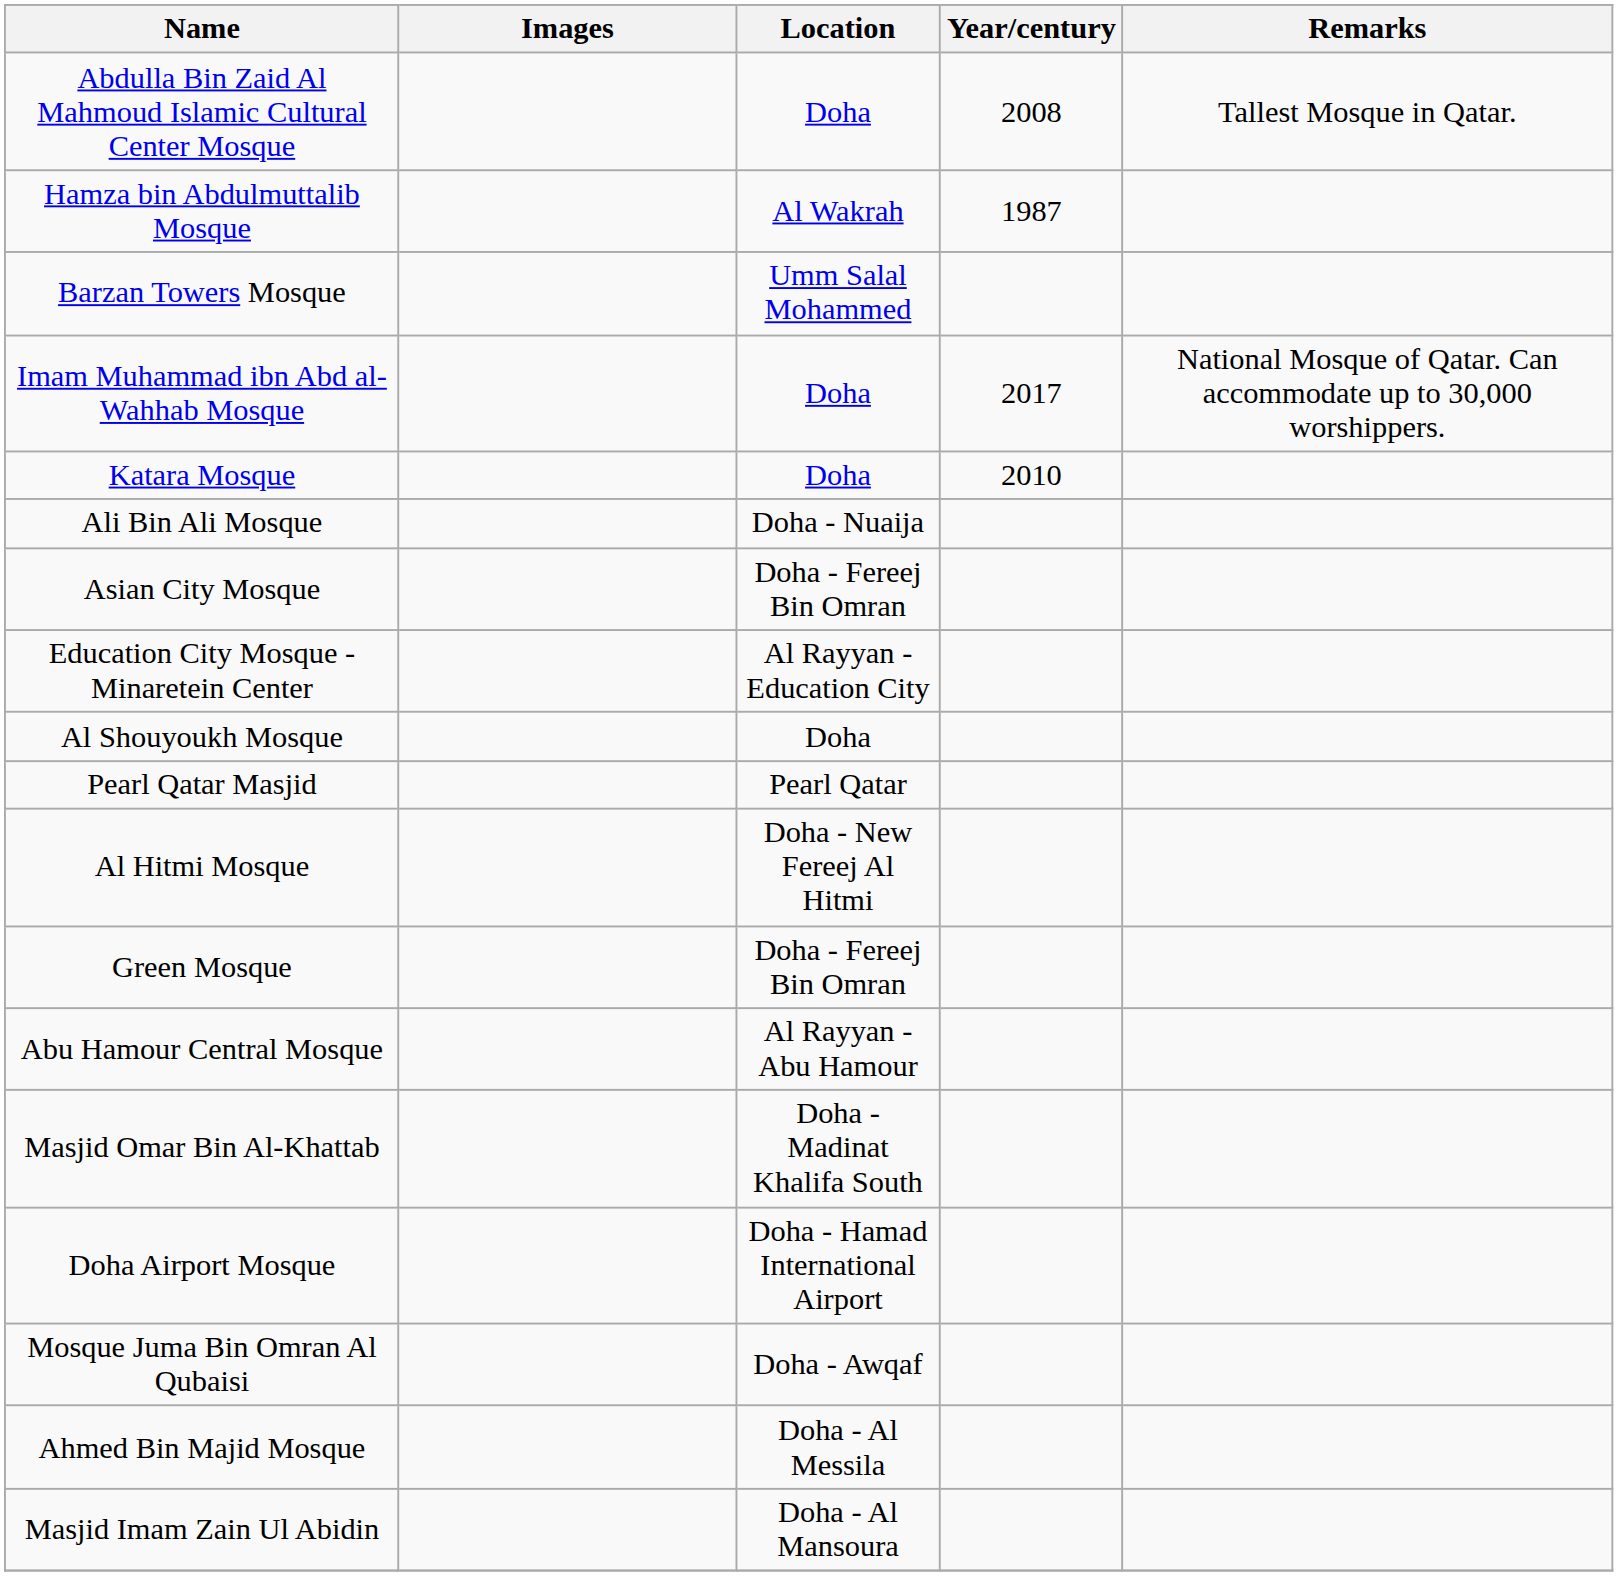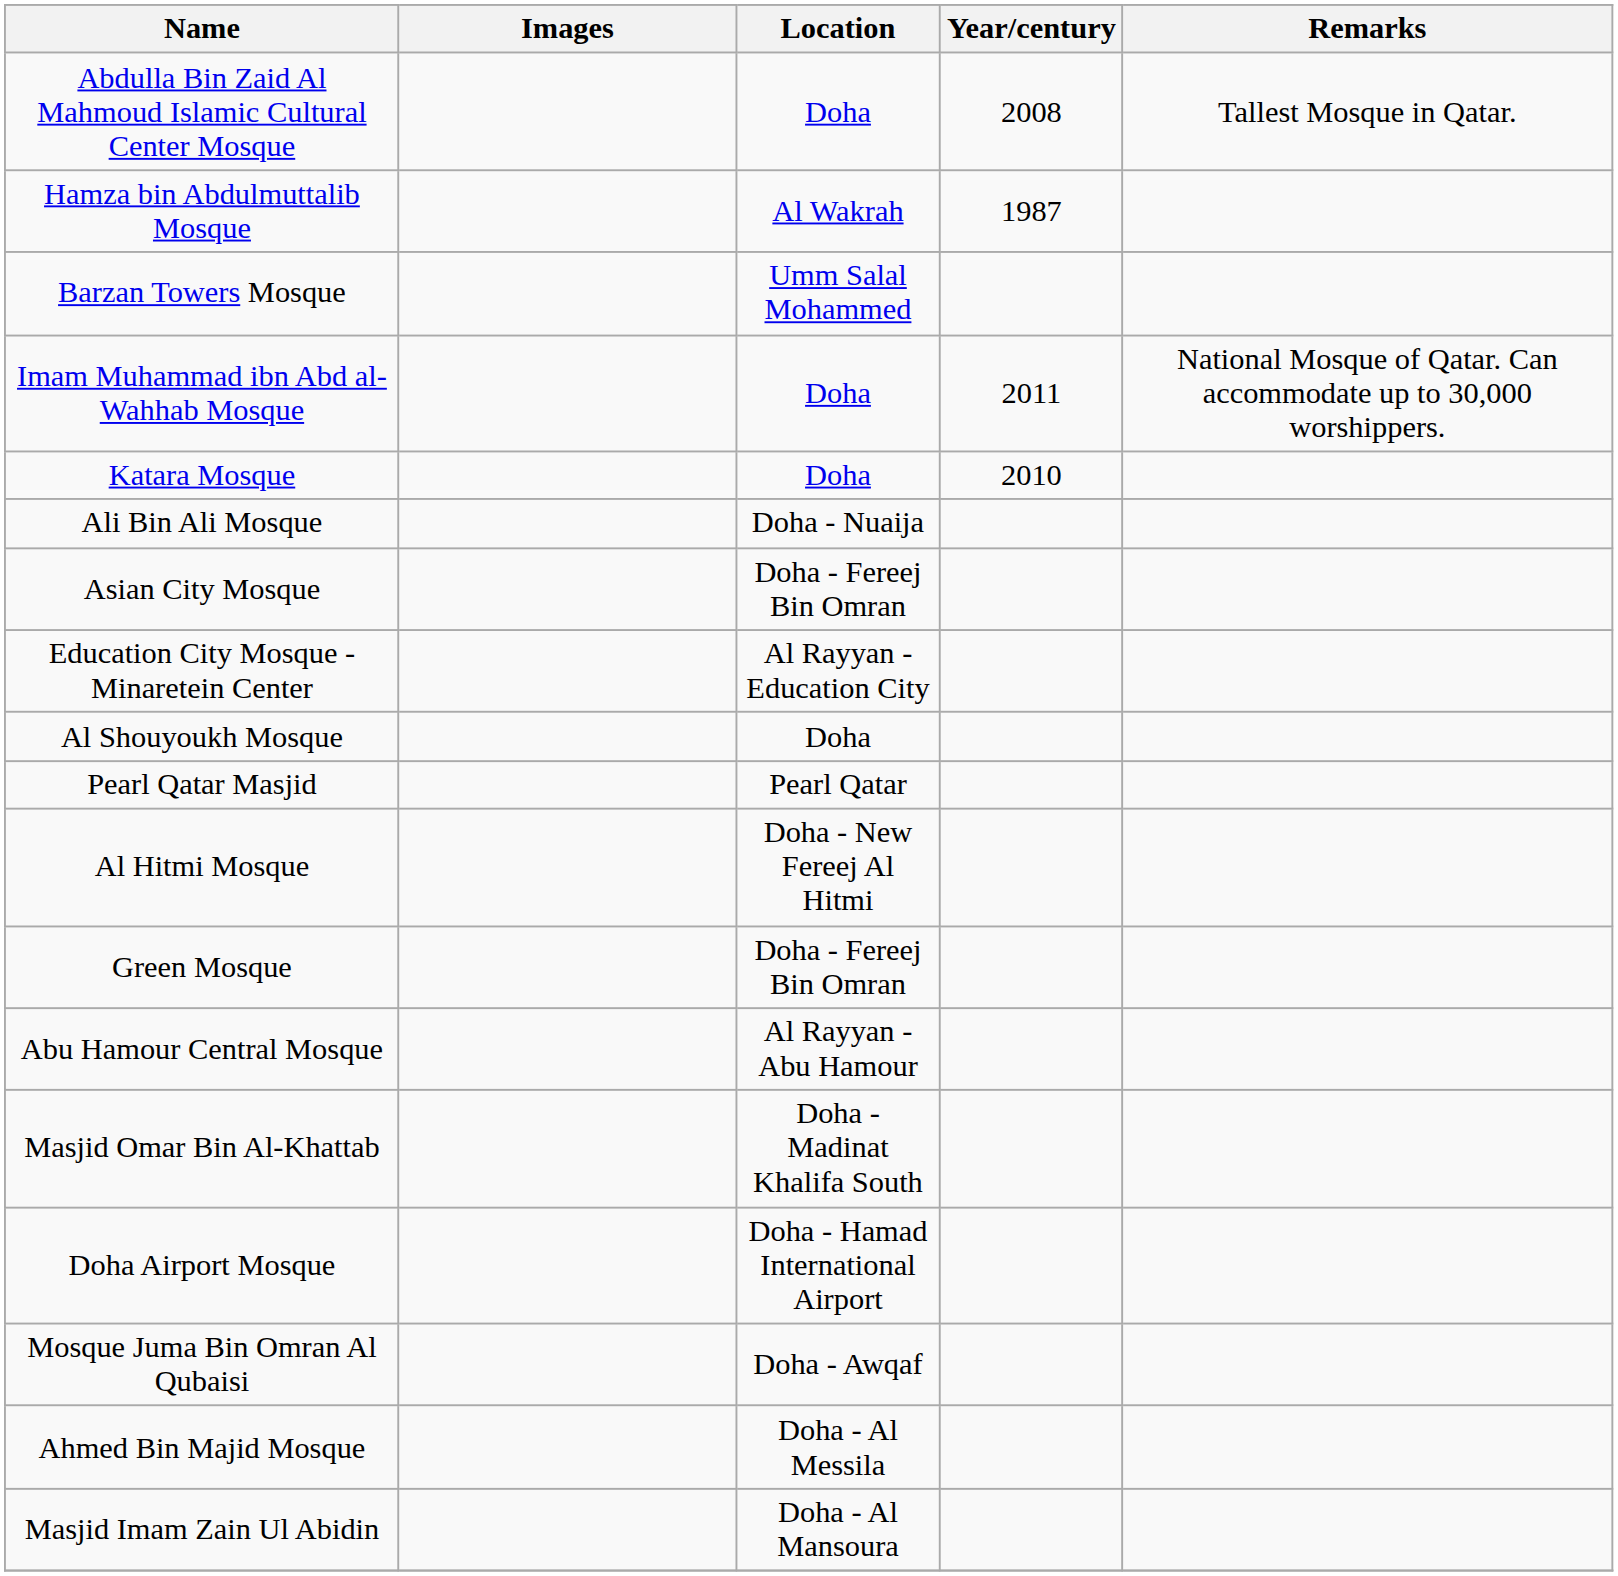(1031, 392) 2017 -> (1031, 392) 2011
